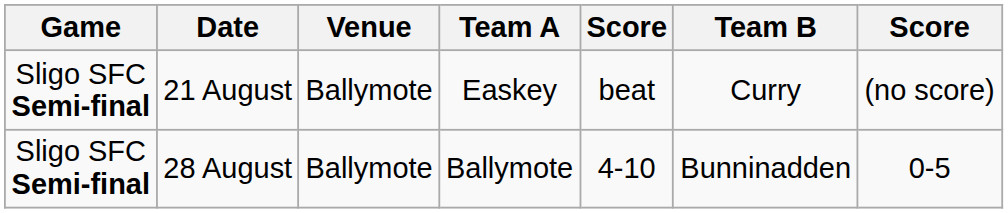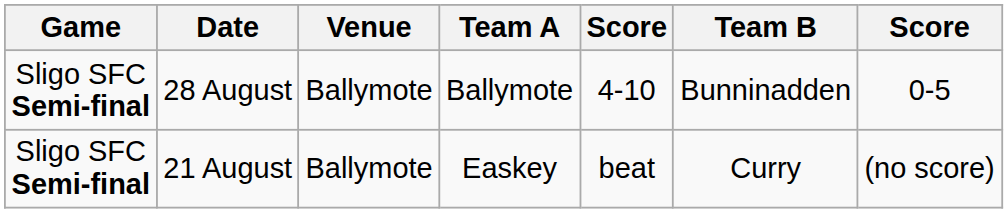rows swapped: (228, 89) <-> (228, 168)
